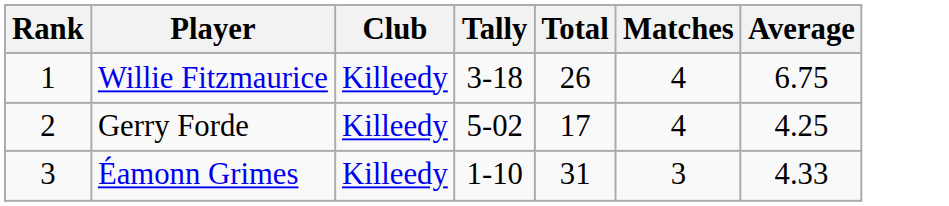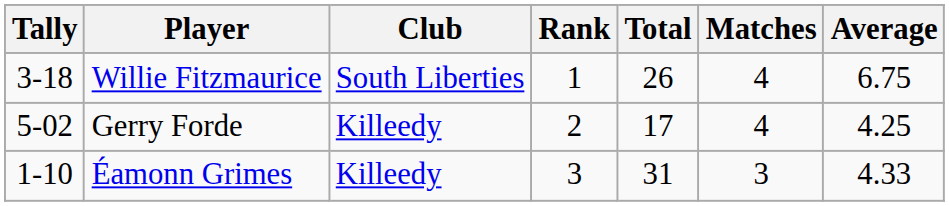columns swapped: (48, 28) <-> (495, 28)
(395, 77) Killeedy -> (430, 77) South Liberties
